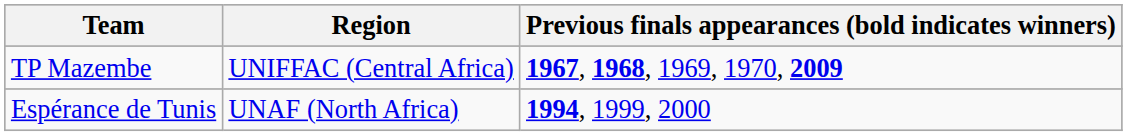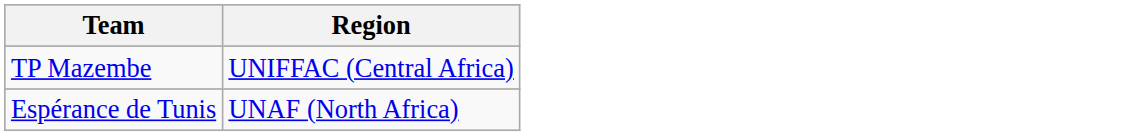- column: (821, 25)
